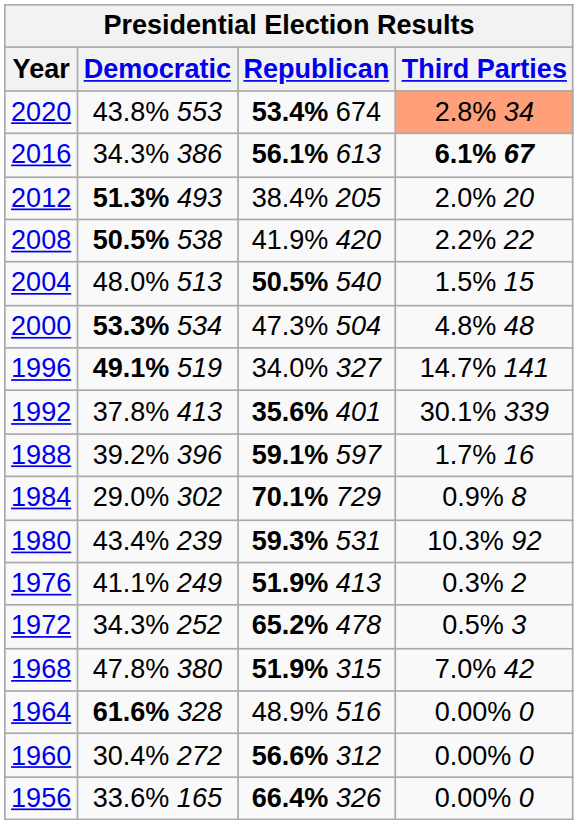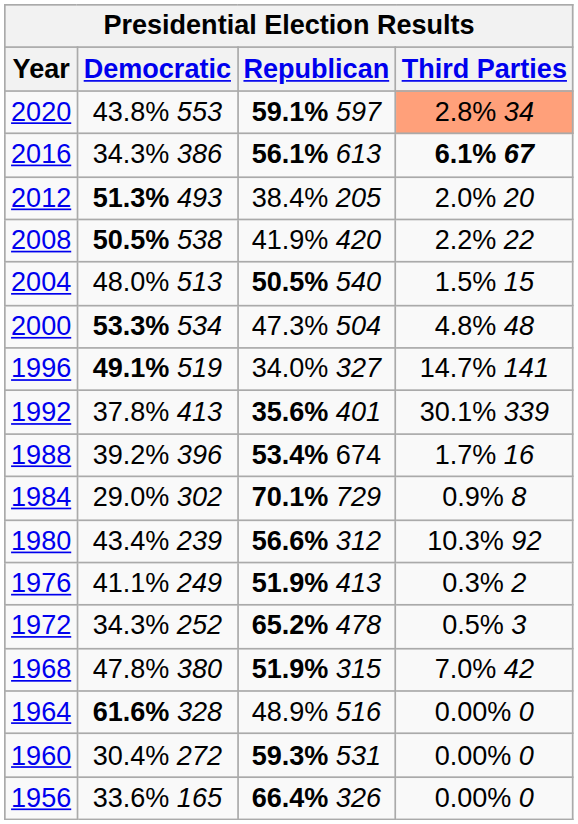(316, 111) 53.4% 674 -> (316, 111) 59.1% 597
(316, 454) 59.1% 597 -> (316, 454) 53.4% 674
(316, 540) 59.3% 531 -> (316, 540) 56.6% 312
(316, 754) 56.6% 312 -> (316, 754) 59.3% 531
